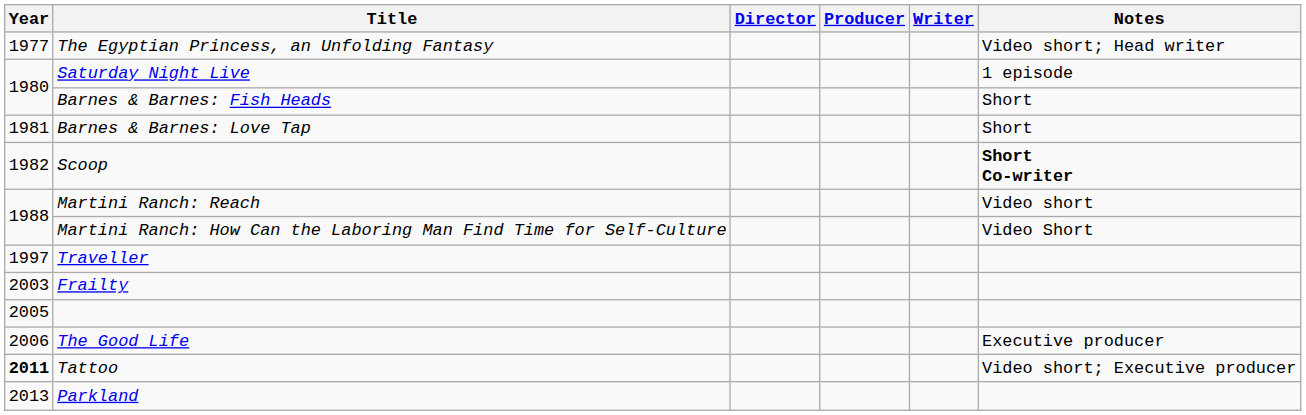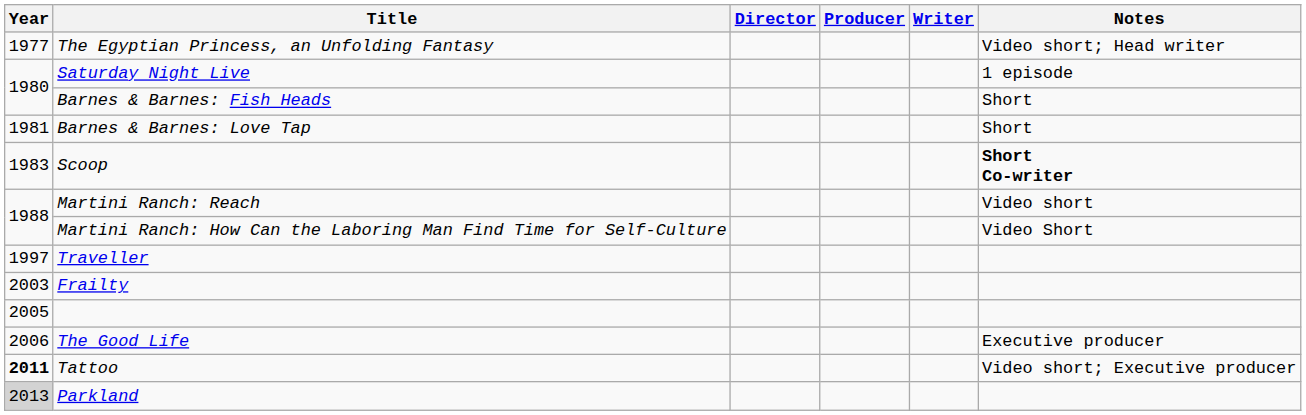(29, 166) 1982 -> (29, 166) 1983
(29, 396) no background -> (29, 396) lightgrey background
